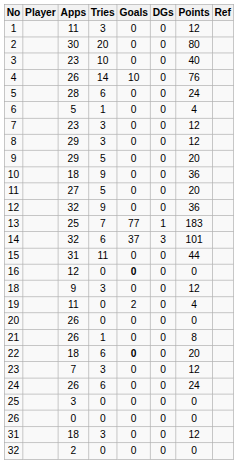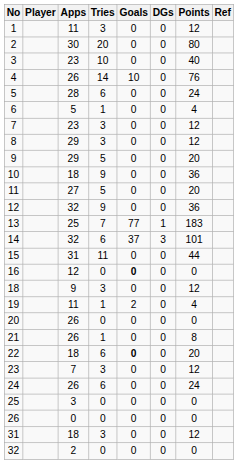(103, 304) 0 -> (103, 304) 1
